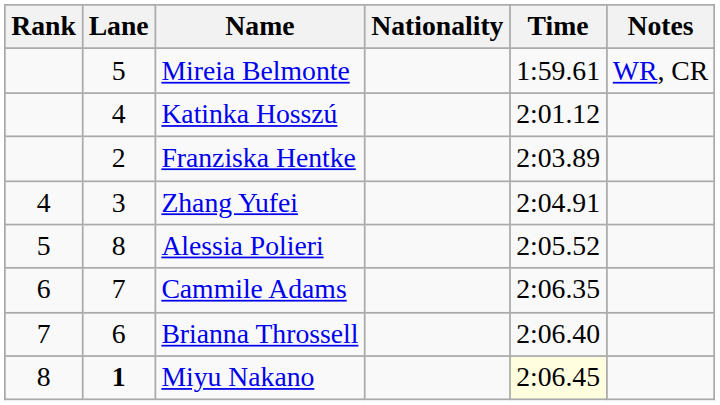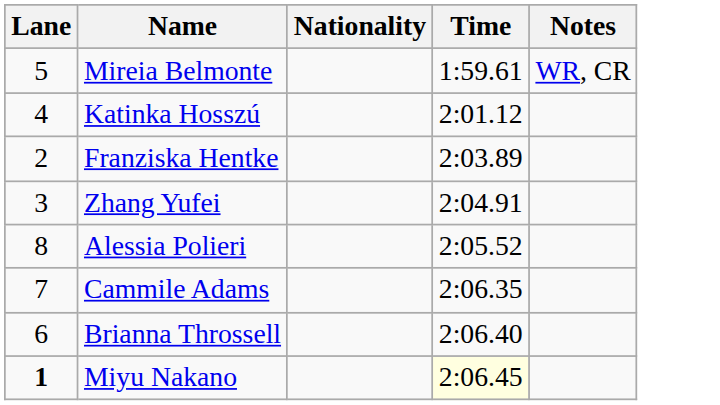- column: (44, 26)
